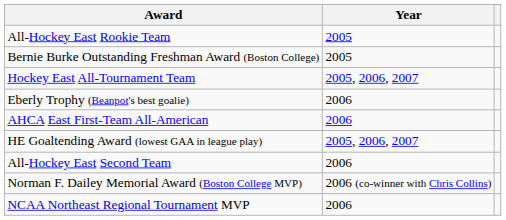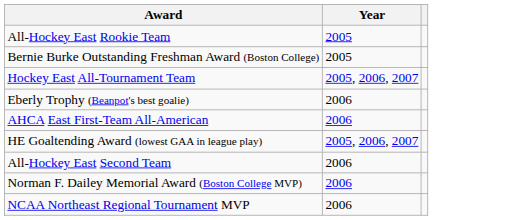(408, 183) 2006 (co-winner with Chris Collins) -> (339, 183) 2006
